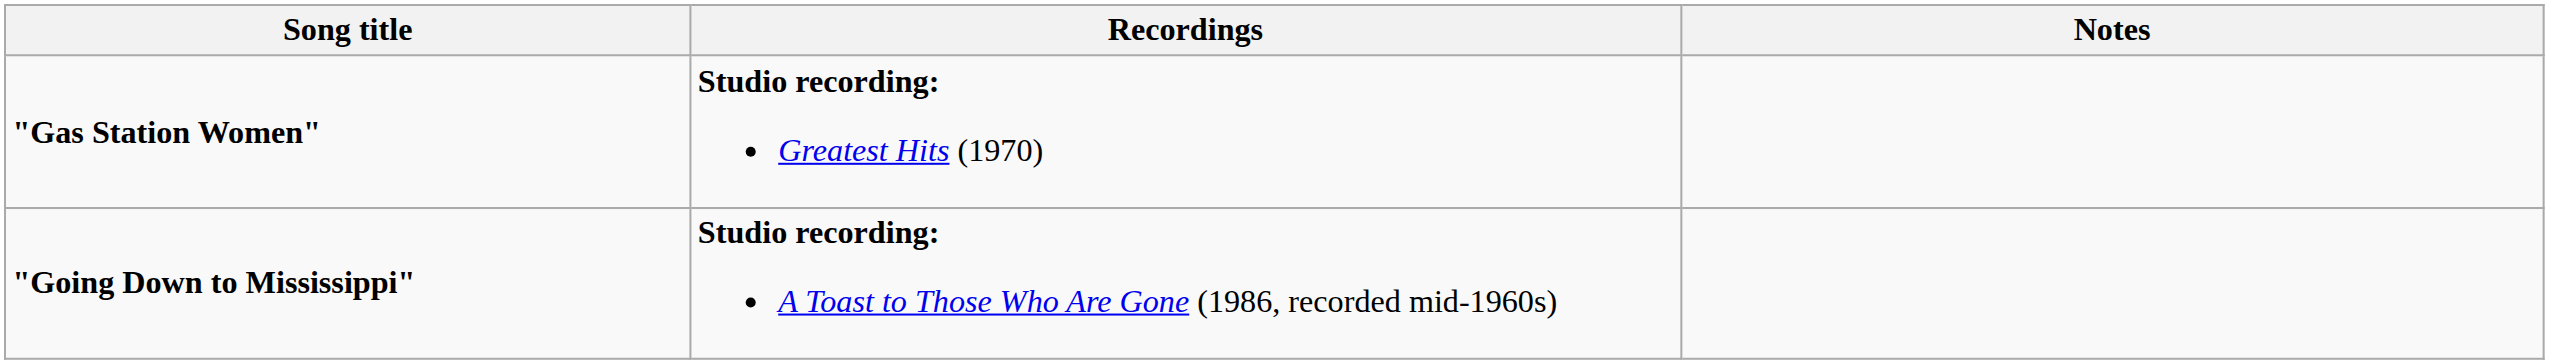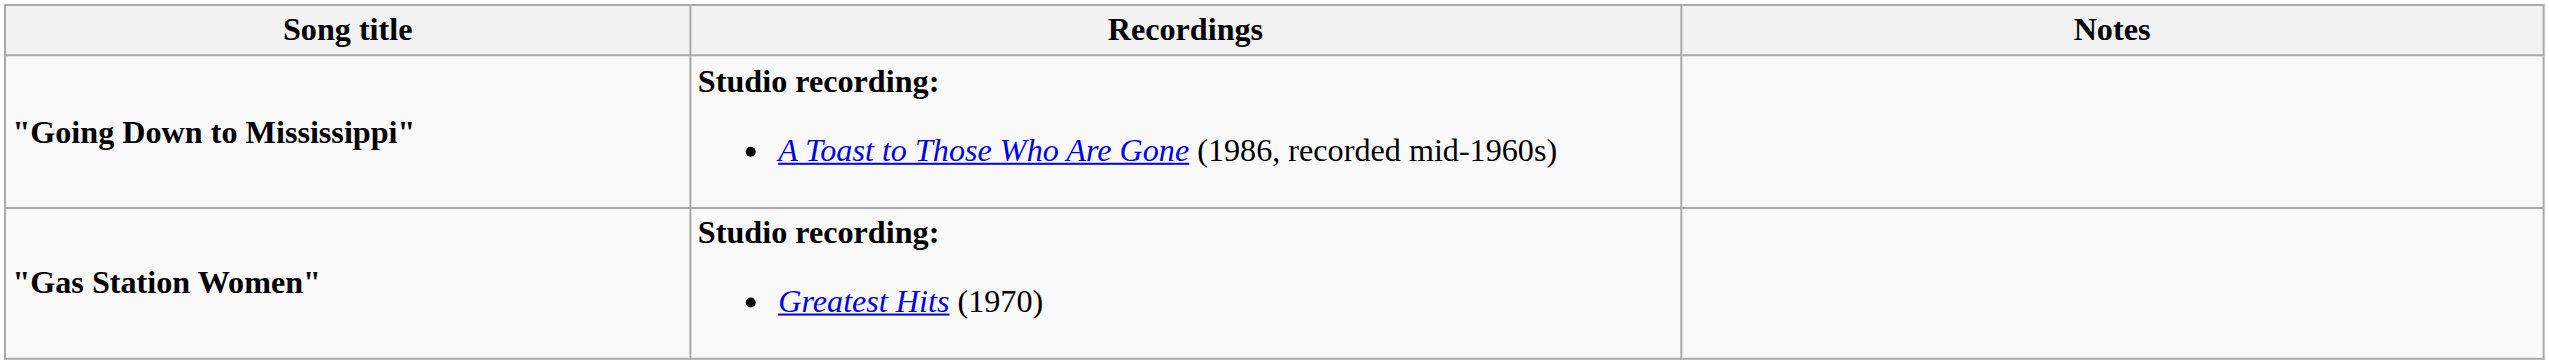rows swapped: (167, 131) <-> (214, 282)
